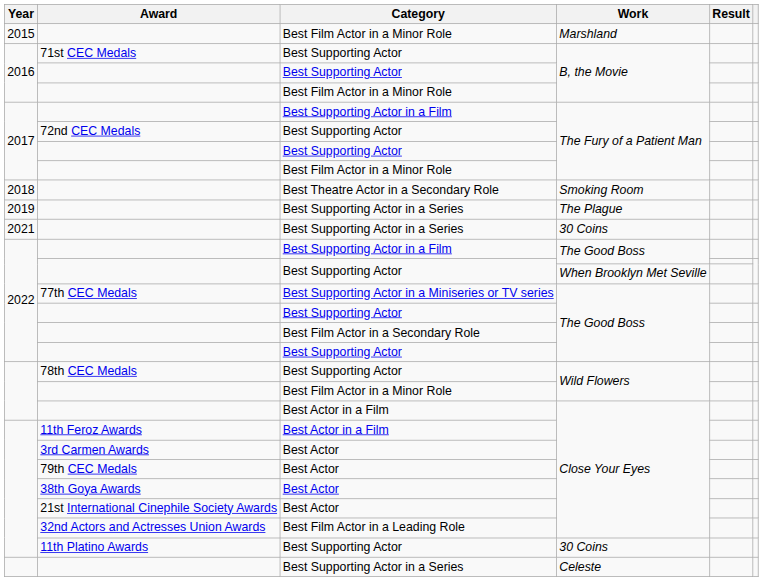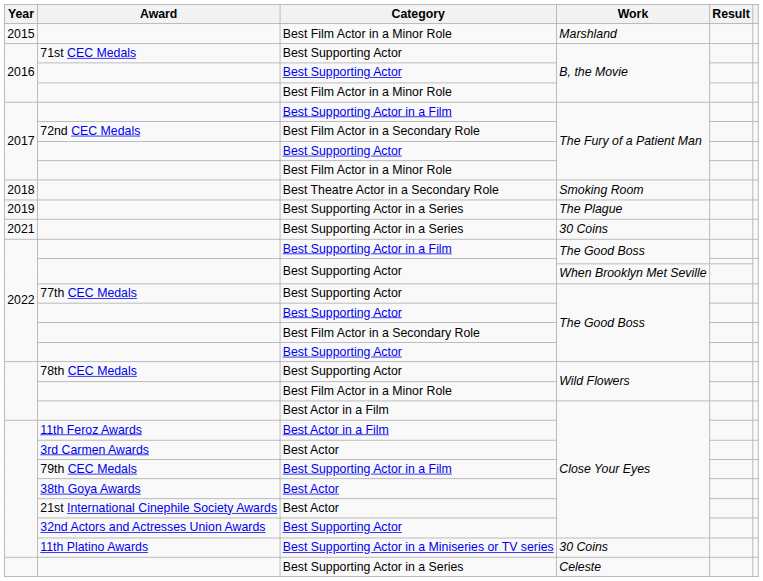(342, 131) Best Supporting Actor -> (381, 131) Best Film Actor in a Secondary Role
(418, 293) Best Supporting Actor in a Miniseries or TV series -> (342, 293) Best Supporting Actor
(311, 469) Best Actor -> (367, 469) Best Supporting Actor in a Film
(374, 527) Best Film Actor in a Leading Role -> (342, 527) Best Supporting Actor
(342, 547) Best Supporting Actor -> (418, 547) Best Supporting Actor in a Miniseries or TV series
